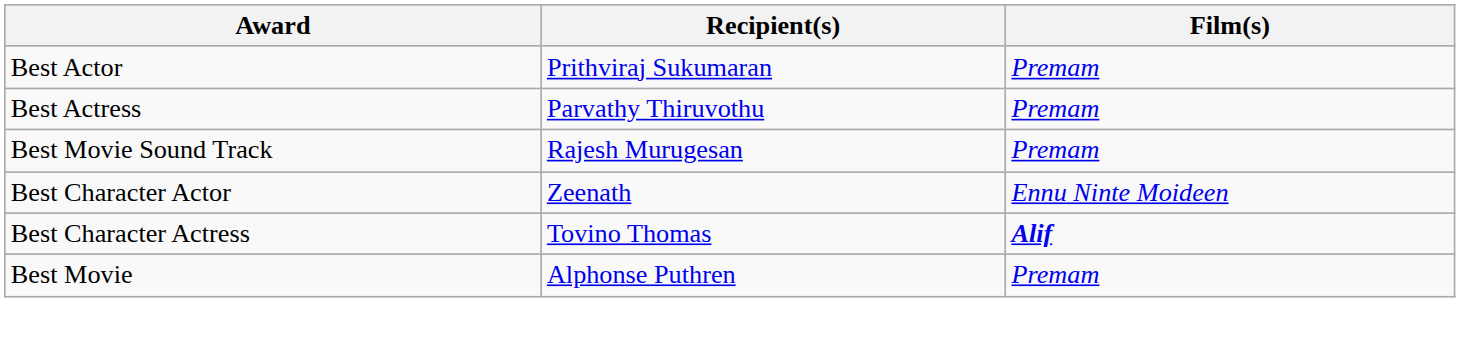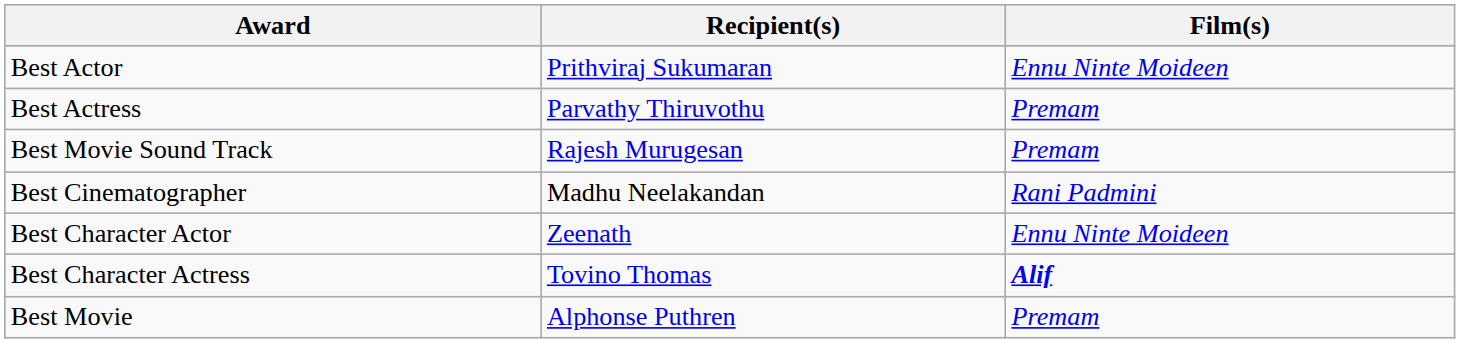(1055, 66) Premam -> (1120, 66) Ennu Ninte Moideen
+ row: (129, 191)
